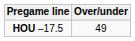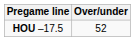(101, 28) 49 -> (101, 28) 52
